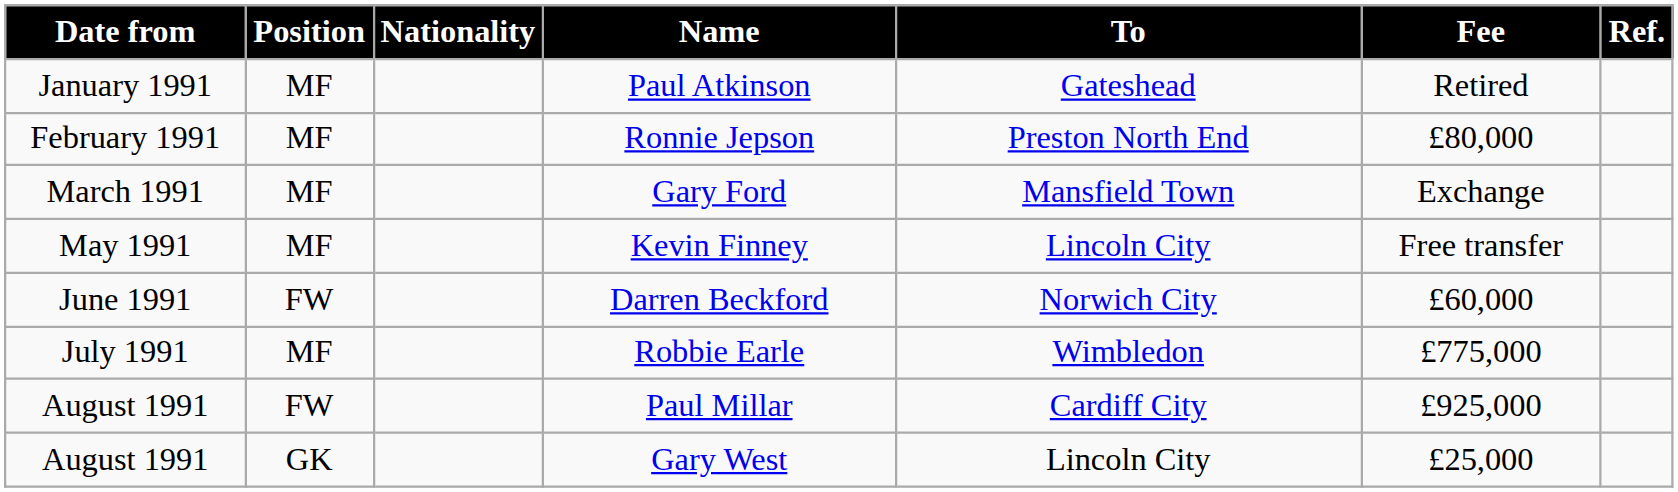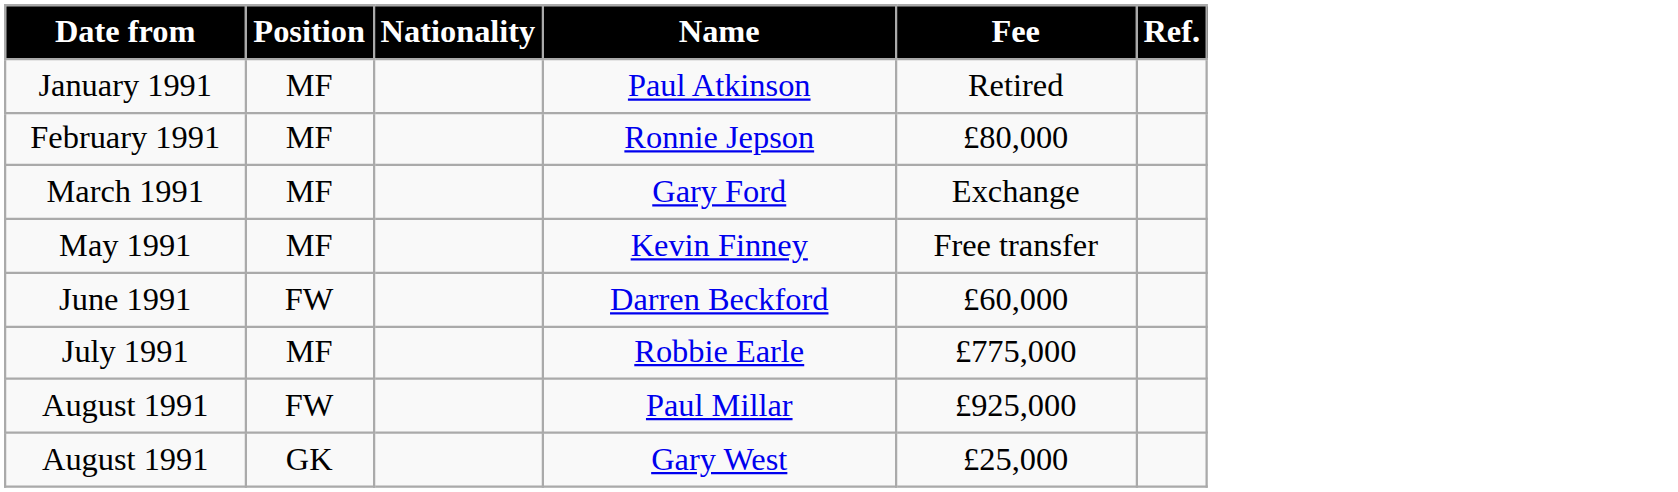- column: (1128, 31)
